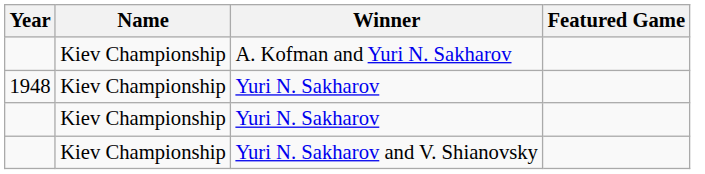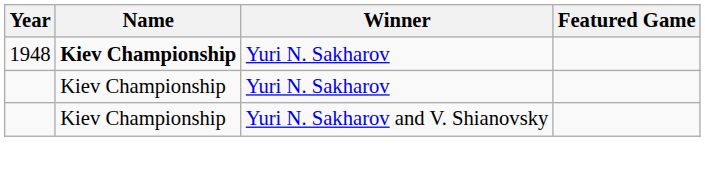- row: (30, 54)
(143, 86) normal -> (148, 53) bold
